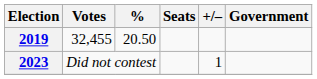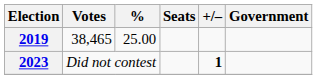(92, 39) 32,455 -> (92, 39) 38,465
(140, 39) 20.50 -> (140, 39) 25.00
(219, 62) normal -> (219, 62) bold
